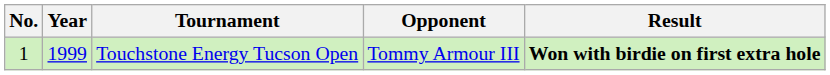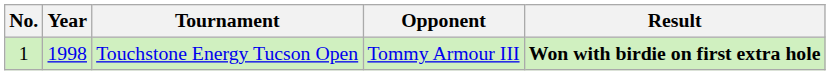(67, 53) 1999 -> (67, 53) 1998
